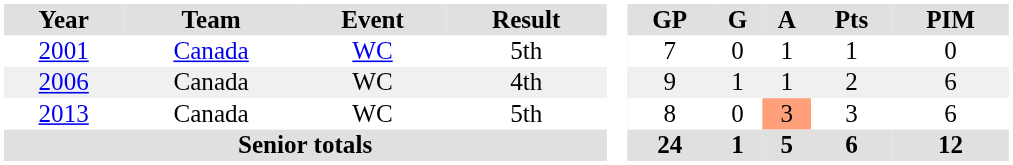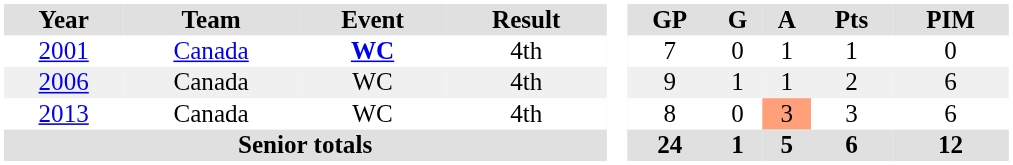(373, 50) normal -> (373, 50) bold
(526, 50) 5th -> (526, 50) 4th
(526, 113) 5th -> (526, 113) 4th
